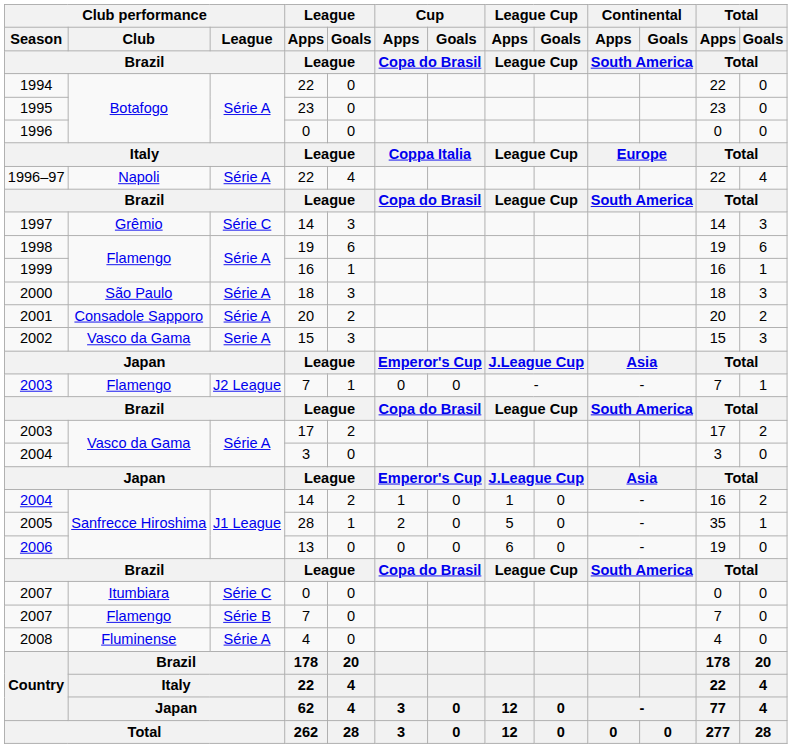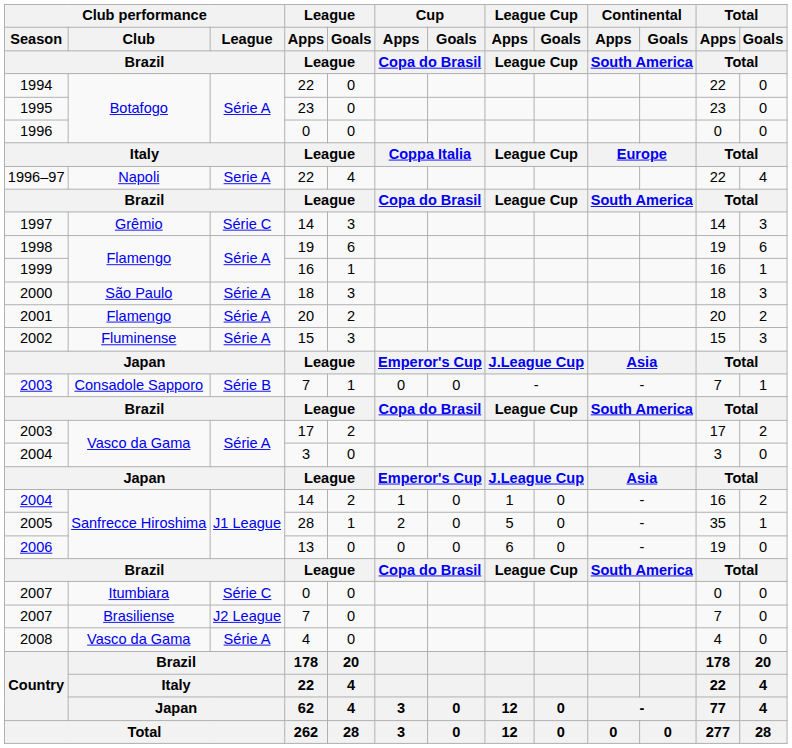(247, 177) Série A -> (247, 177) Serie A
(139, 316) Consadole Sapporo -> (139, 316) Flamengo
(139, 339) Vasco da Gama -> (139, 339) Fluminense
(247, 339) Serie A -> (247, 339) Série A
(139, 385) Flamengo -> (139, 385) Consadole Sapporo
(247, 385) J2 League -> (247, 385) Série B
(139, 616) Flamengo -> (139, 616) Brasiliense
(247, 616) Série B -> (247, 616) J2 League
(139, 639) Fluminense -> (139, 639) Vasco da Gama
